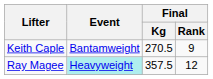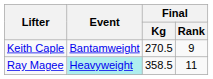(159, 66) 357.5 -> (159, 66) 358.5
(191, 66) 12 -> (191, 66) 11
